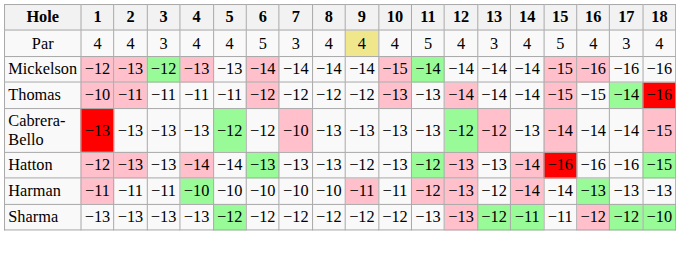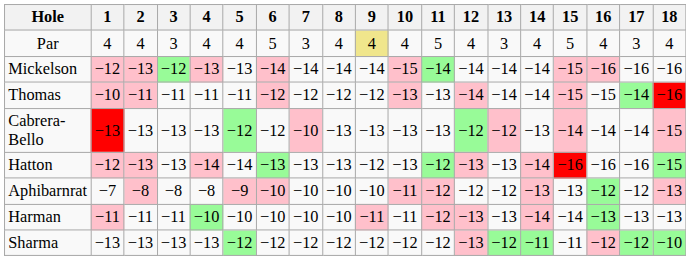+ row: (48, 191)
(494, 191) −12 -> (504, 216) −13
(428, 216) −13 -> (438, 242) −12
